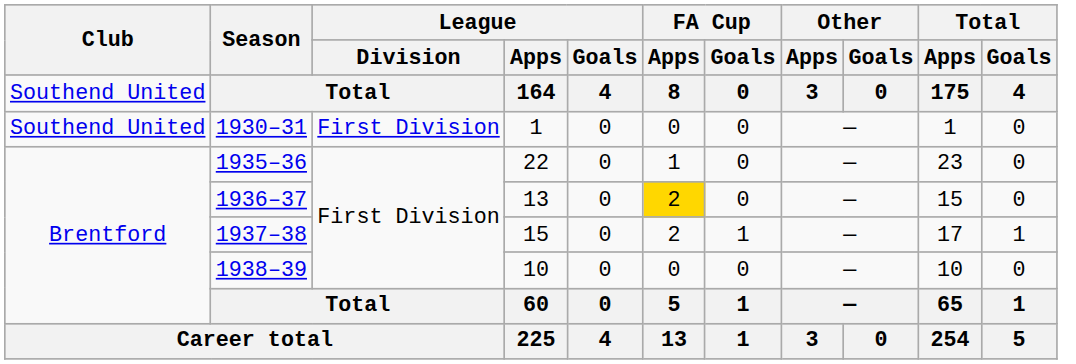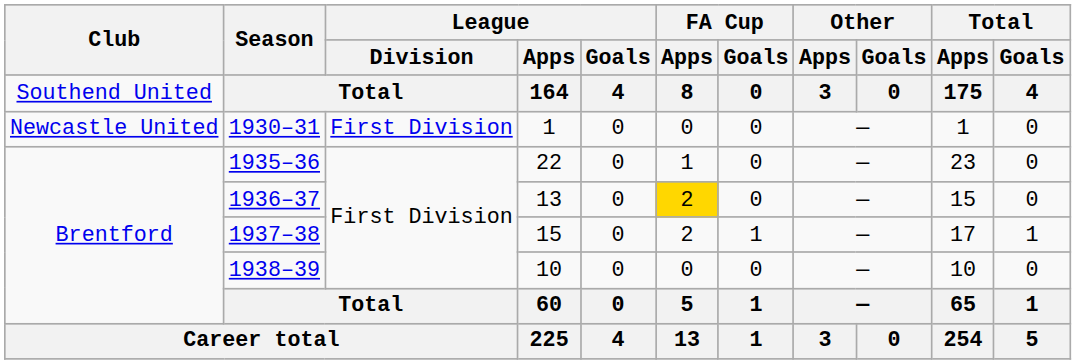(108, 129) Southend United -> (114, 129) Newcastle United
